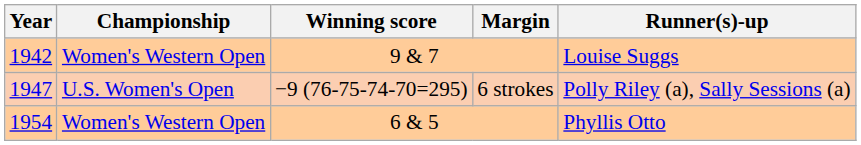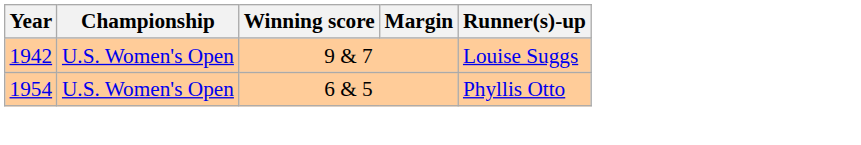(164, 55) Women's Western Open -> (148, 55) U.S. Women's Open
- row: (31, 88)
(164, 122) Women's Western Open -> (148, 88) U.S. Women's Open
